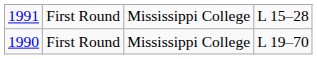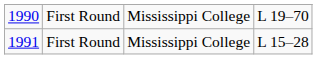rows swapped: (24, 41) <-> (24, 16)
